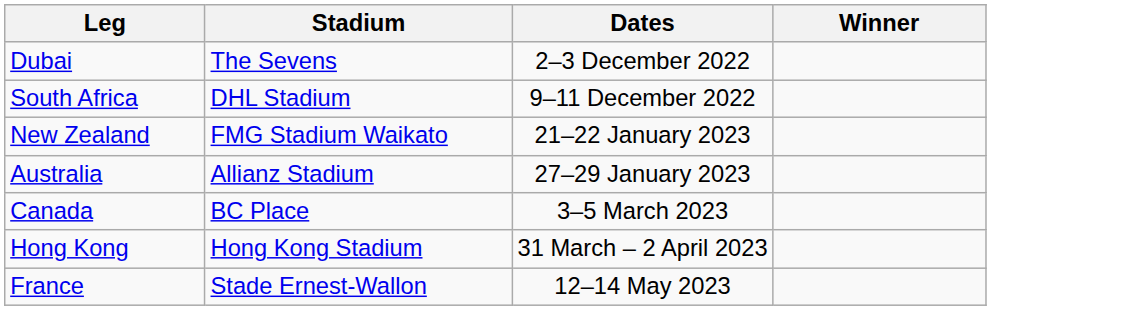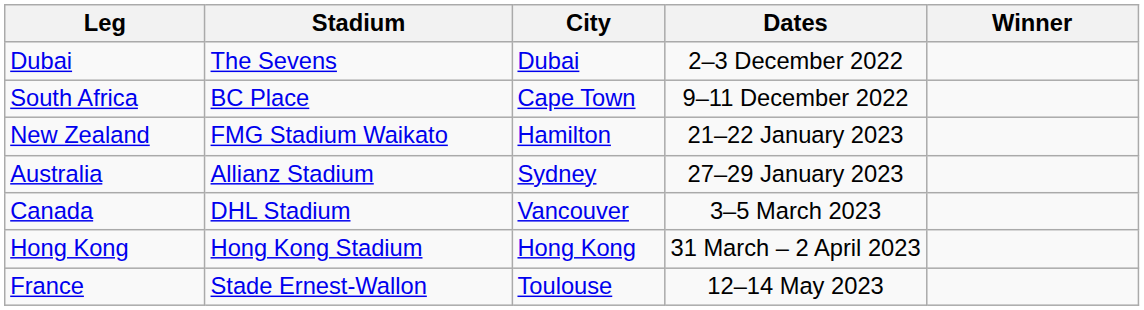+ column: (588, 23)
(281, 98) DHL Stadium -> (260, 98) BC Place
(260, 211) BC Place -> (281, 211) DHL Stadium
